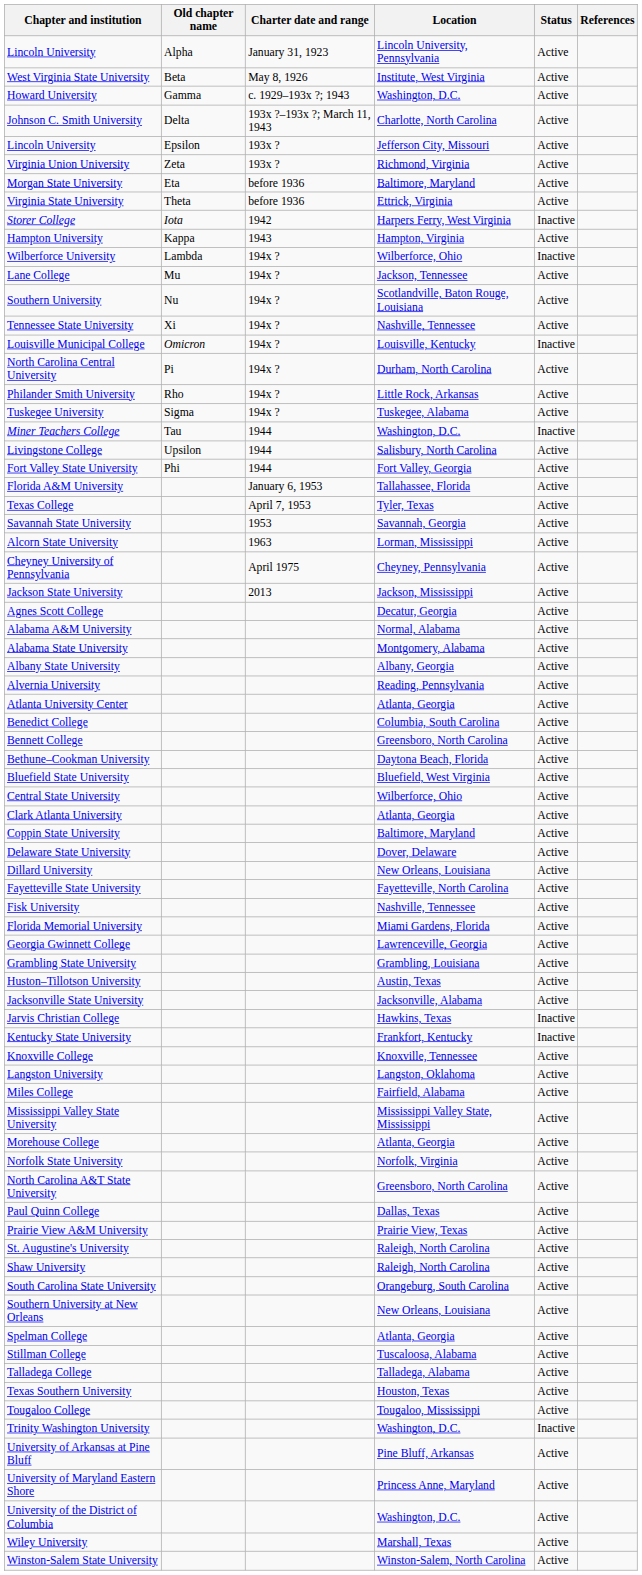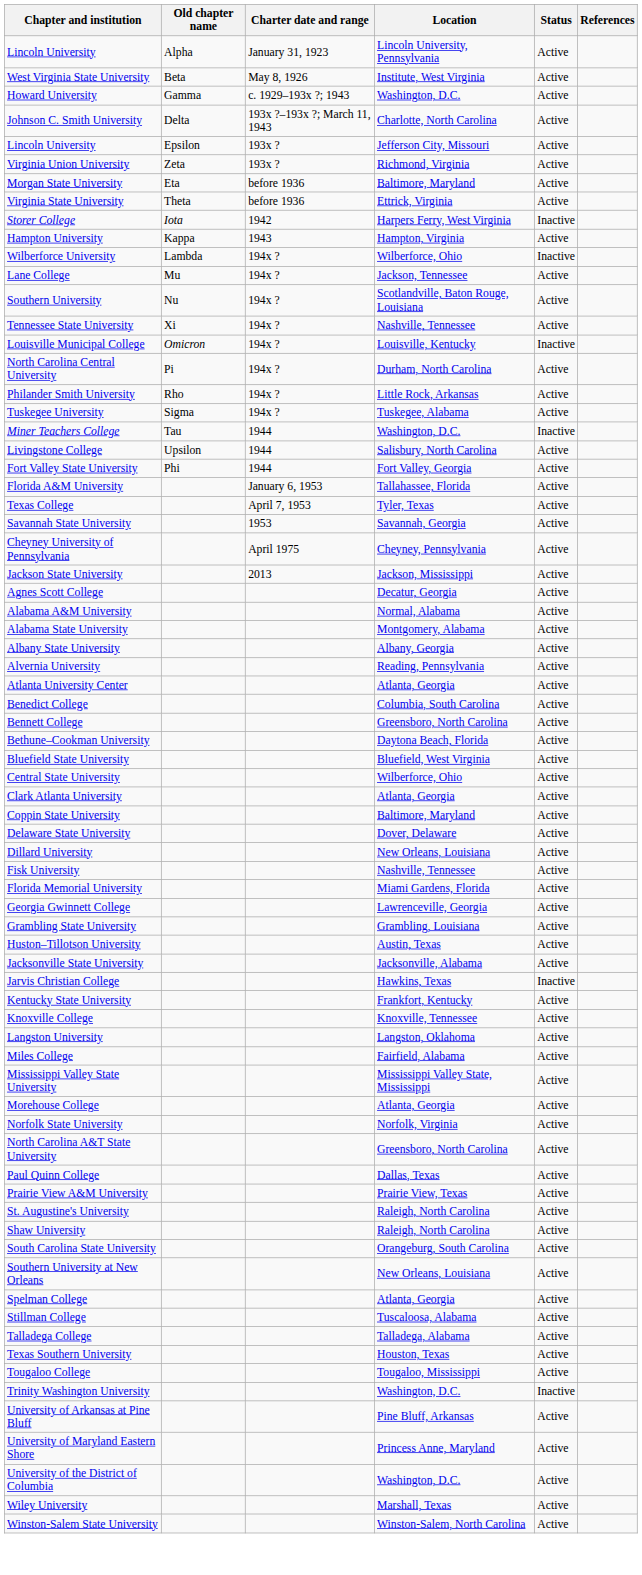- row: (63, 542)
- row: (74, 889)
(556, 1037) Inactive -> (553, 1000) Active
